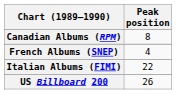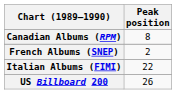(148, 52) 4 -> (148, 52) 2
